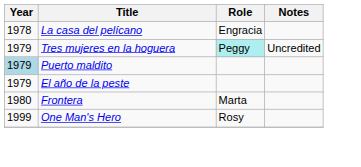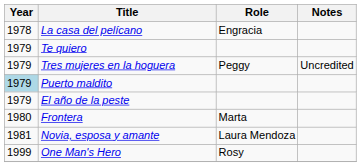+ row: (64, 48)
(234, 48) paleturquoise background -> (234, 65) no background
+ row: (100, 135)
